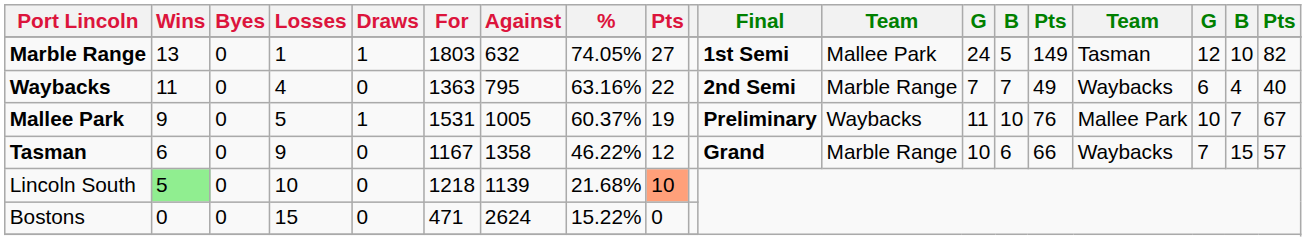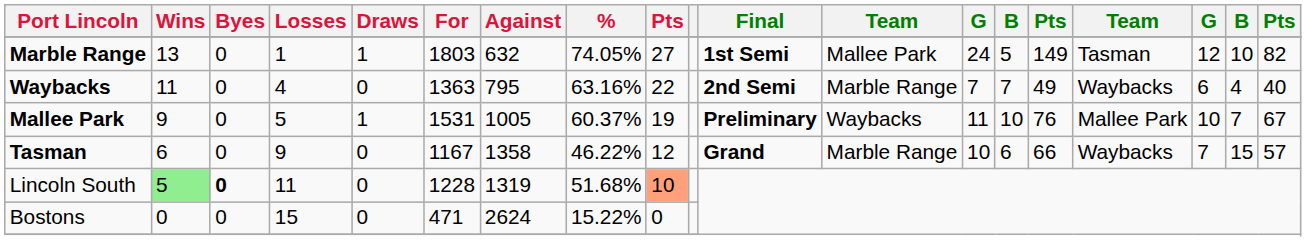(221, 185) normal -> (221, 185) bold
(286, 185) 10 -> (286, 185) 11
(452, 185) 1218 -> (452, 185) 1228
(507, 185) 1139 -> (508, 185) 1319
(606, 185) 21.68% -> (606, 185) 51.68%
